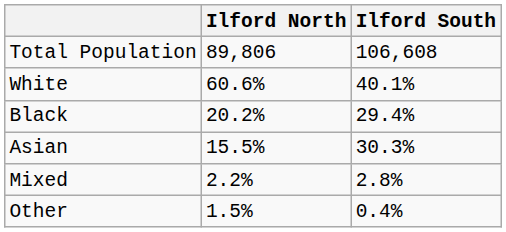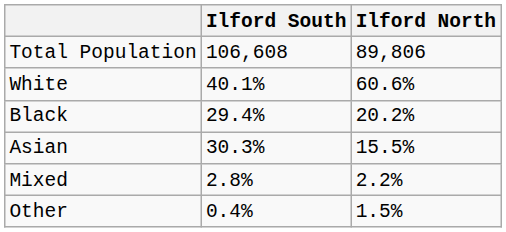columns swapped: (276, 21) <-> (426, 21)
